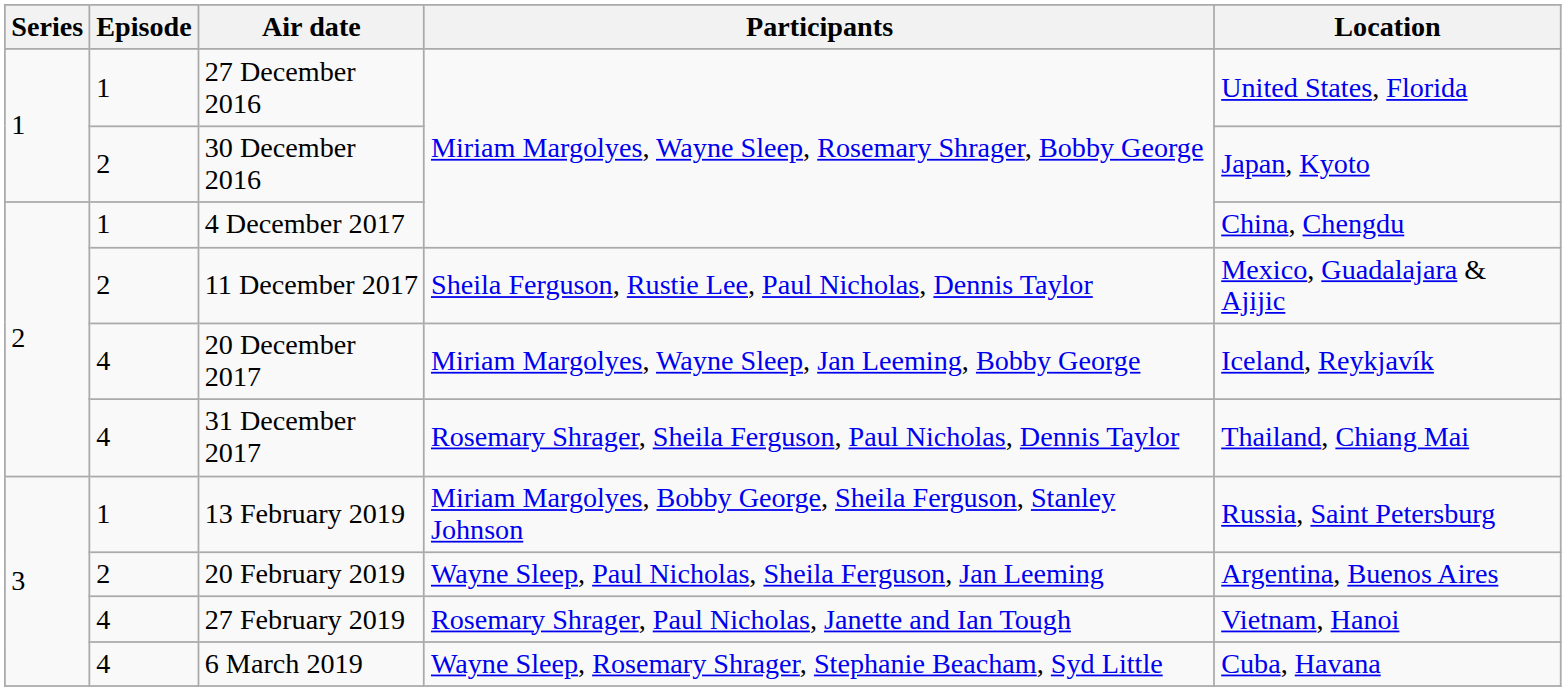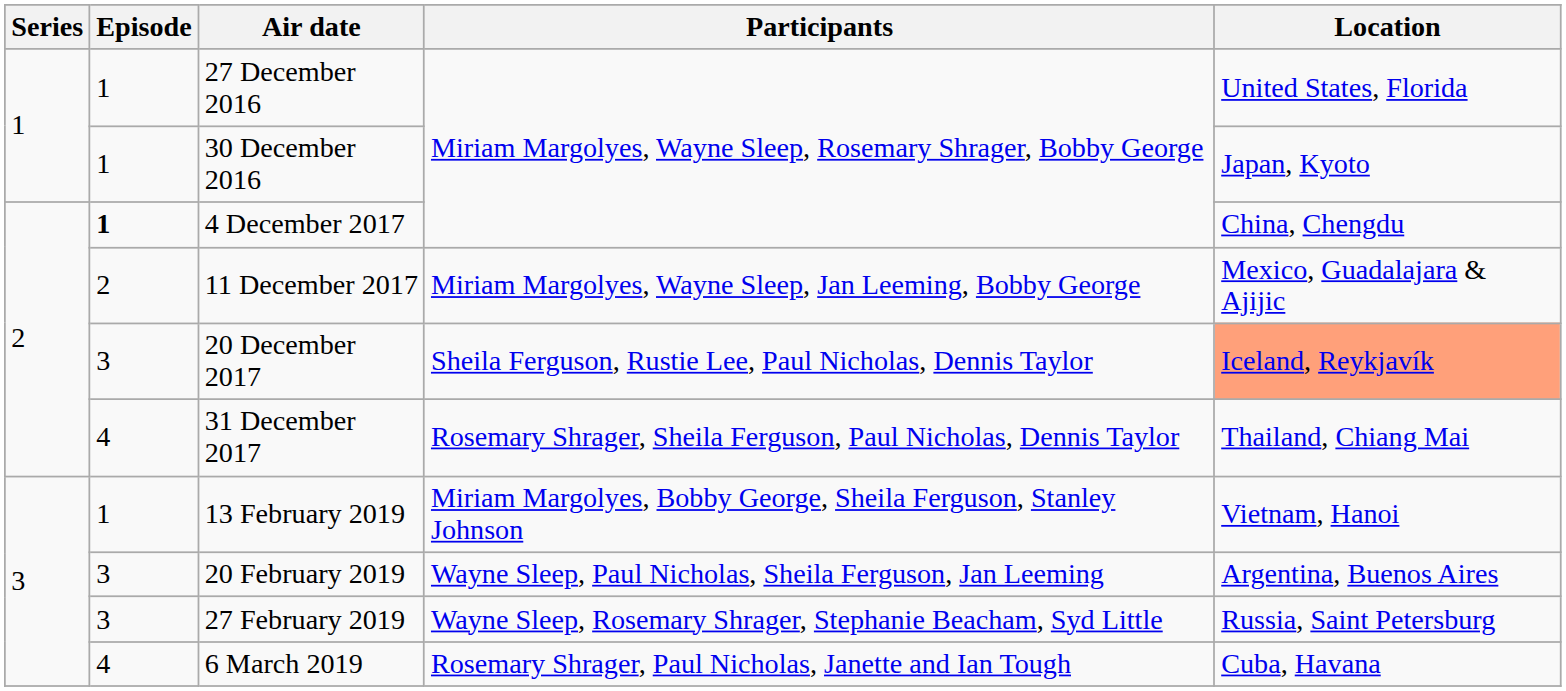(103, 163) 2 -> (103, 163) 1
(103, 224) normal -> (103, 224) bold
(762, 284) Sheila Ferguson, Rustie Lee, Paul Nicholas, Dennis Taylor -> (786, 284) Miriam Margolyes, Wayne Sleep, Jan Leeming, Bobby George
(103, 361) 4 -> (103, 361) 3
(786, 361) Miriam Margolyes, Wayne Sleep, Jan Leeming, Bobby George -> (762, 361) Sheila Ferguson, Rustie Lee, Paul Nicholas, Dennis Taylor
(1328, 361) no background -> (1328, 361) lightsalmon background
(1358, 513) Russia, Saint Petersburg -> (1310, 513) Vietnam, Hanoi
(103, 574) 2 -> (103, 574) 3
(103, 618) 4 -> (103, 618) 3
(751, 618) Rosemary Shrager, Paul Nicholas, Janette and Ian Tough -> (797, 618) Wayne Sleep, Rosemary Shrager, Stephanie Beacham, Syd Little
(1310, 618) Vietnam, Hanoi -> (1358, 618) Russia, Saint Petersburg
(797, 663) Wayne Sleep, Rosemary Shrager, Stephanie Beacham, Syd Little -> (751, 663) Rosemary Shrager, Paul Nicholas, Janette and Ian Tough
